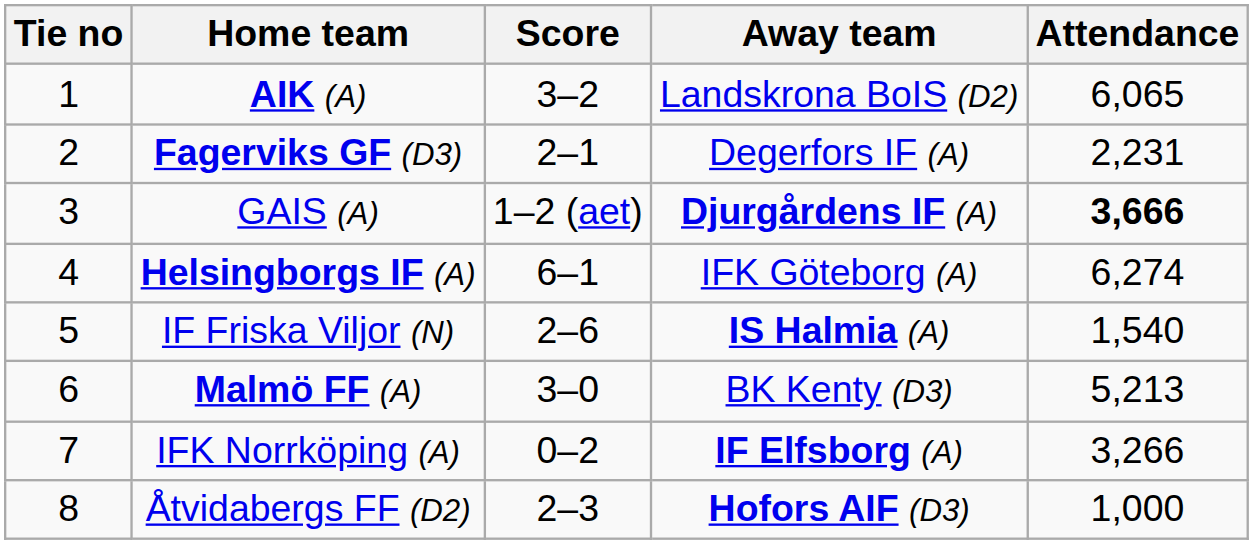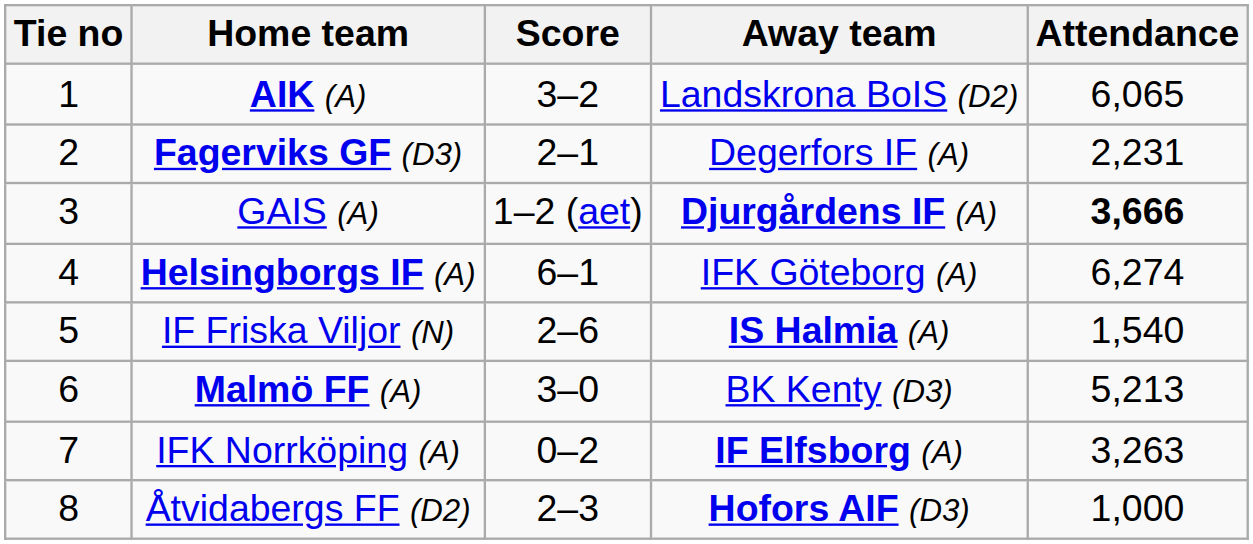(1137, 449) 3,266 -> (1137, 449) 3,263
